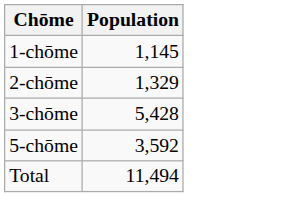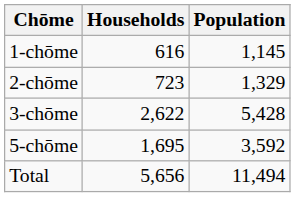+ column: (136, 20)
